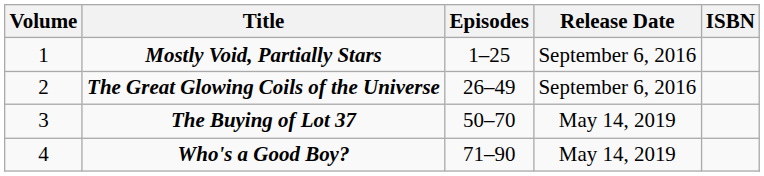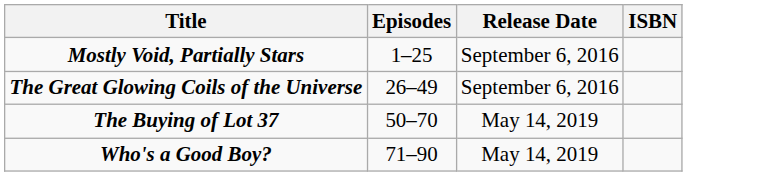- column: (43, 21)
